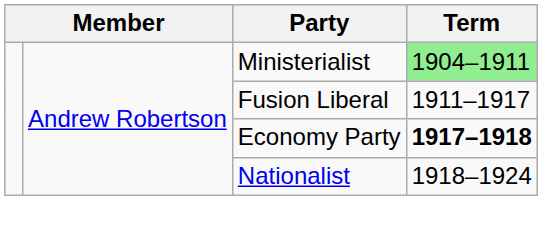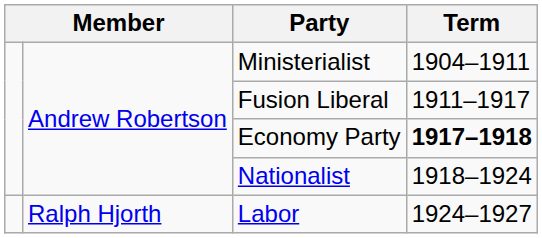(471, 61) lightgreen background -> (471, 61) no background
+ row: (269, 213)
